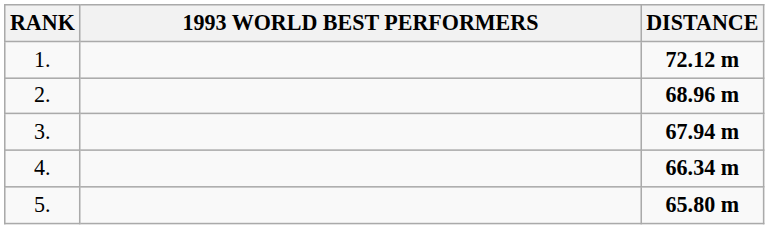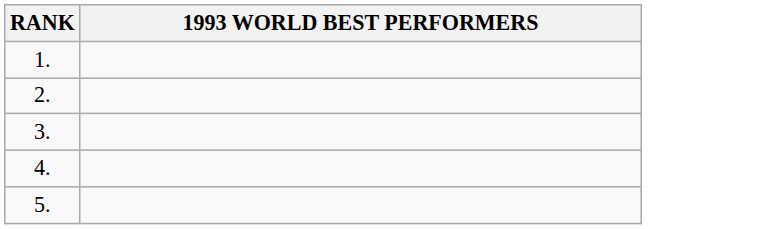- column: (702, 23)
